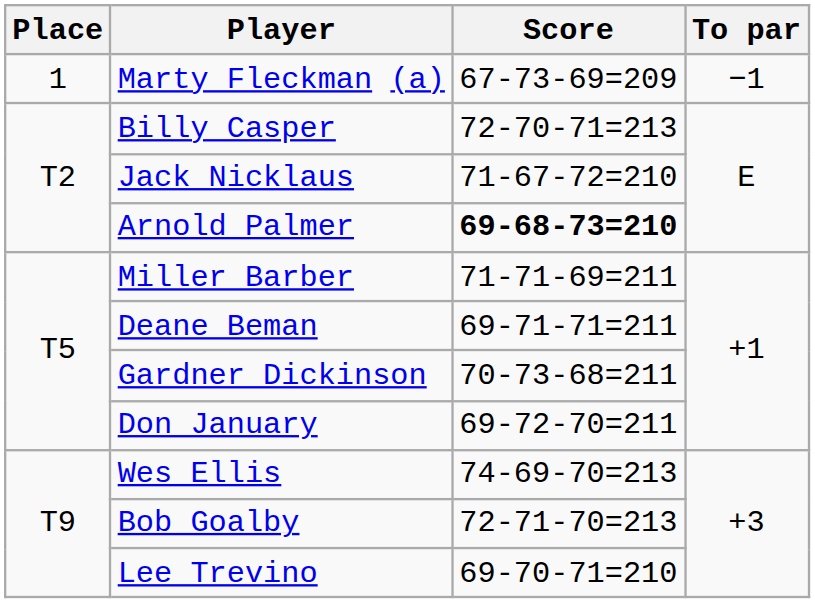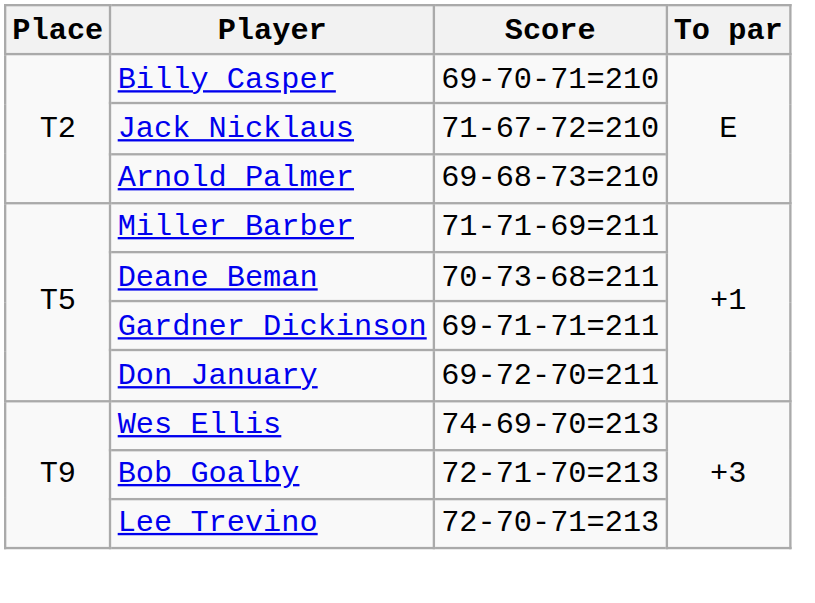- row: (281, 79)
(568, 129) 72-70-71=213 -> (550, 79) 69-70-71=210
(568, 227) bold -> (550, 178) normal
(568, 326) 69-71-71=211 -> (550, 277) 70-73-68=211
(568, 375) 70-73-68=211 -> (550, 326) 69-71-71=211
(568, 573) 69-70-71=210 -> (550, 524) 72-70-71=213
